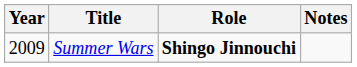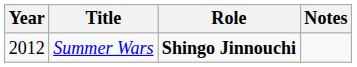(27, 47) 2009 -> (27, 47) 2012
